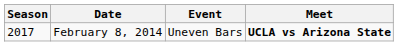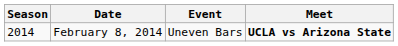(21, 32) 2017 -> (21, 32) 2014
